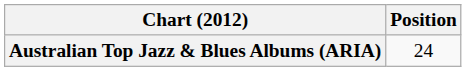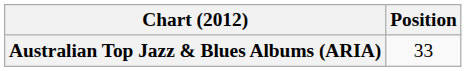(424, 50) 24 -> (424, 50) 33
